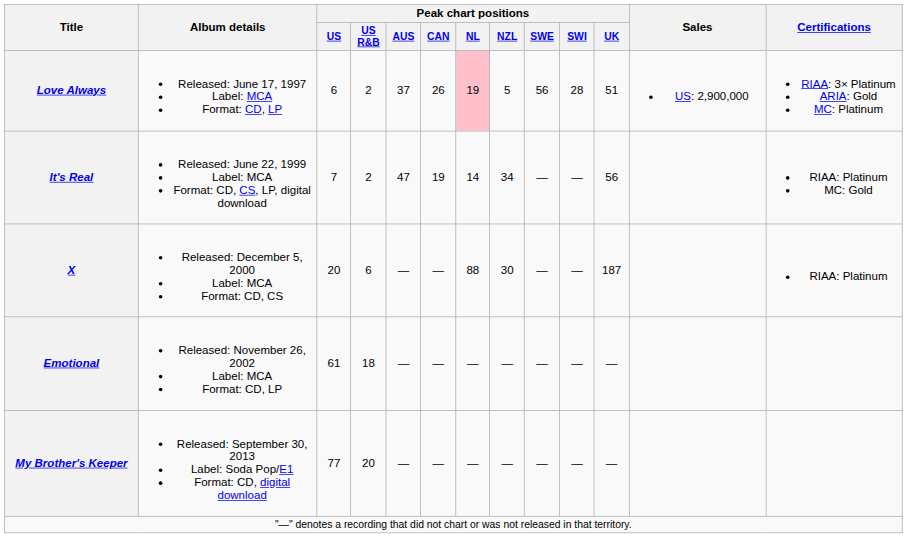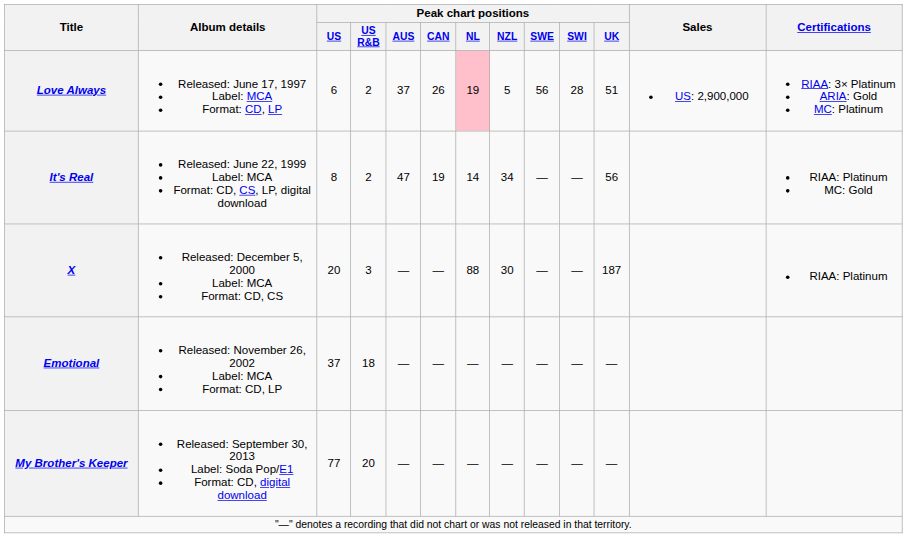(334, 177) 7 -> (334, 177) 8
(368, 270) 6 -> (368, 270) 3
(334, 363) 61 -> (334, 363) 37
